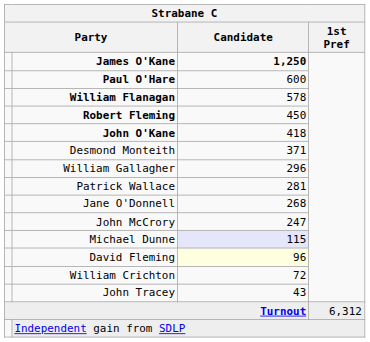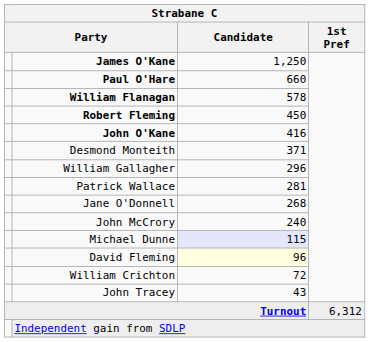(290, 62) bold -> (290, 62) normal
(296, 79) 600 -> (296, 79) 660
(296, 133) 418 -> (296, 133) 416
(296, 222) 247 -> (296, 222) 240
